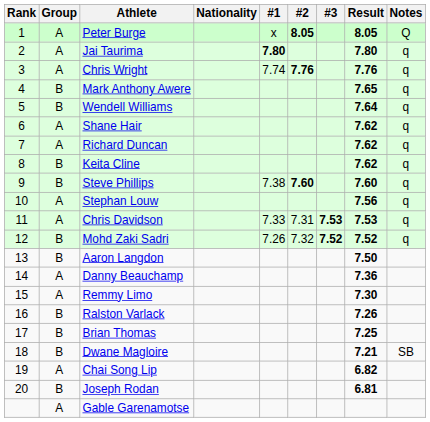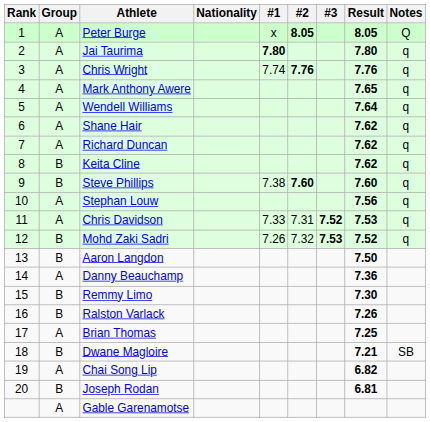(59, 88) B -> (59, 88) A
(59, 107) B -> (59, 107) A
(331, 220) 7.53 -> (331, 220) 7.52
(331, 239) 7.52 -> (331, 239) 7.53
(59, 295) A -> (59, 295) B
(59, 333) B -> (59, 333) A
